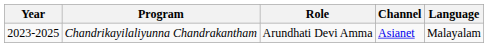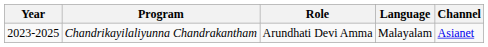columns swapped: (400, 14) <-> (454, 14)
